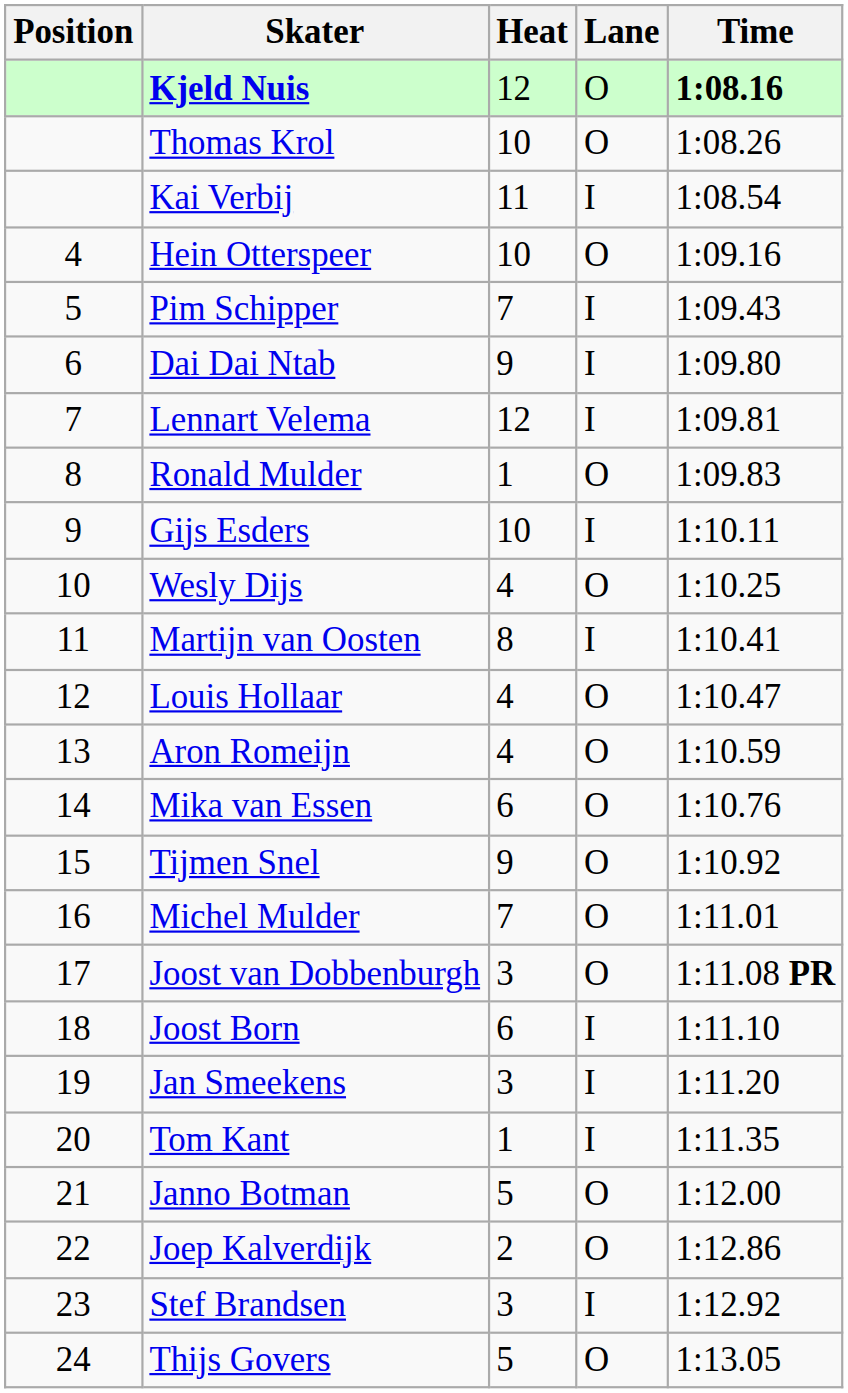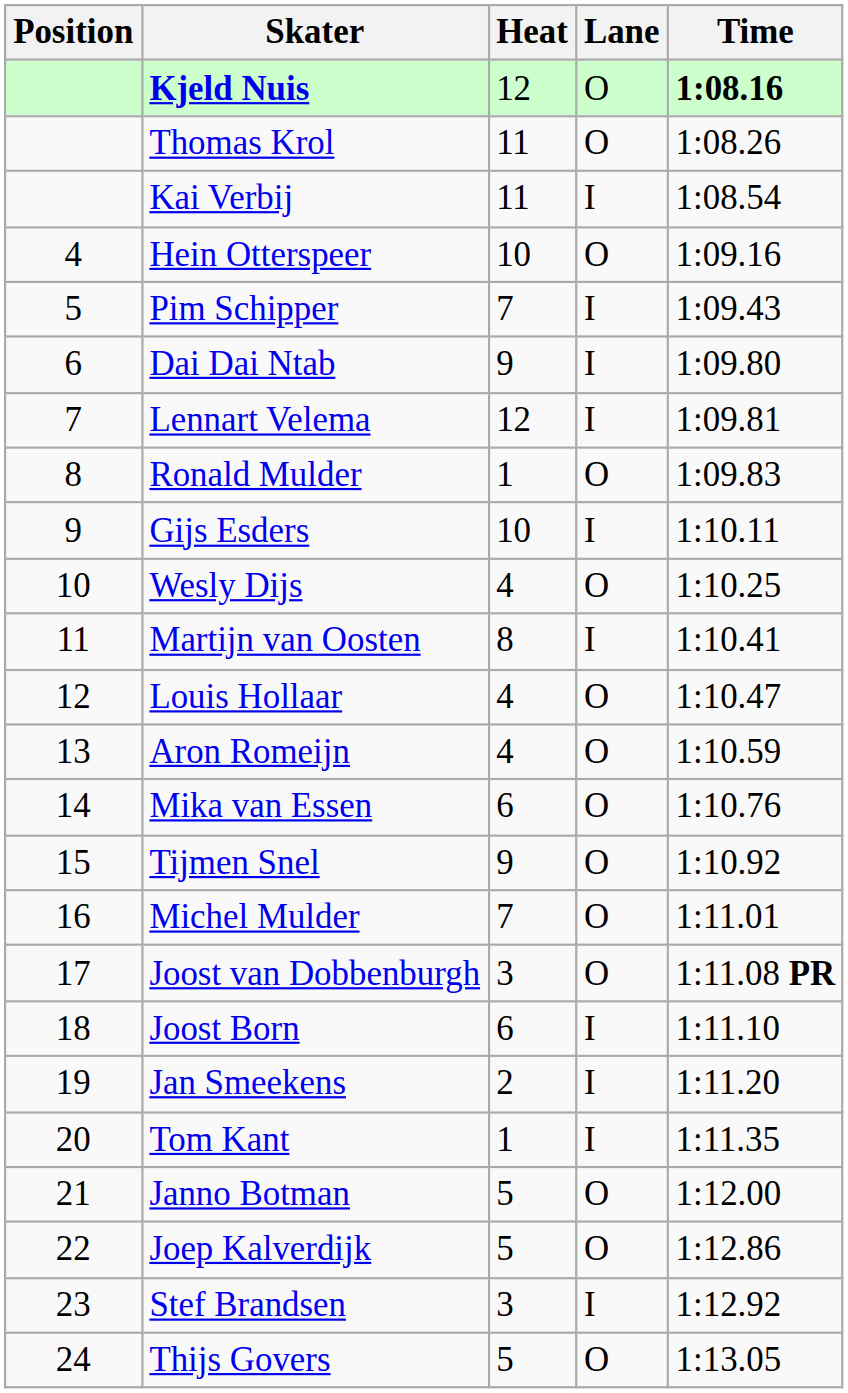(514, 142) 10 -> (513, 142) 11
(505, 1083) 3 -> (505, 1083) 2
(505, 1249) 2 -> (505, 1249) 5
